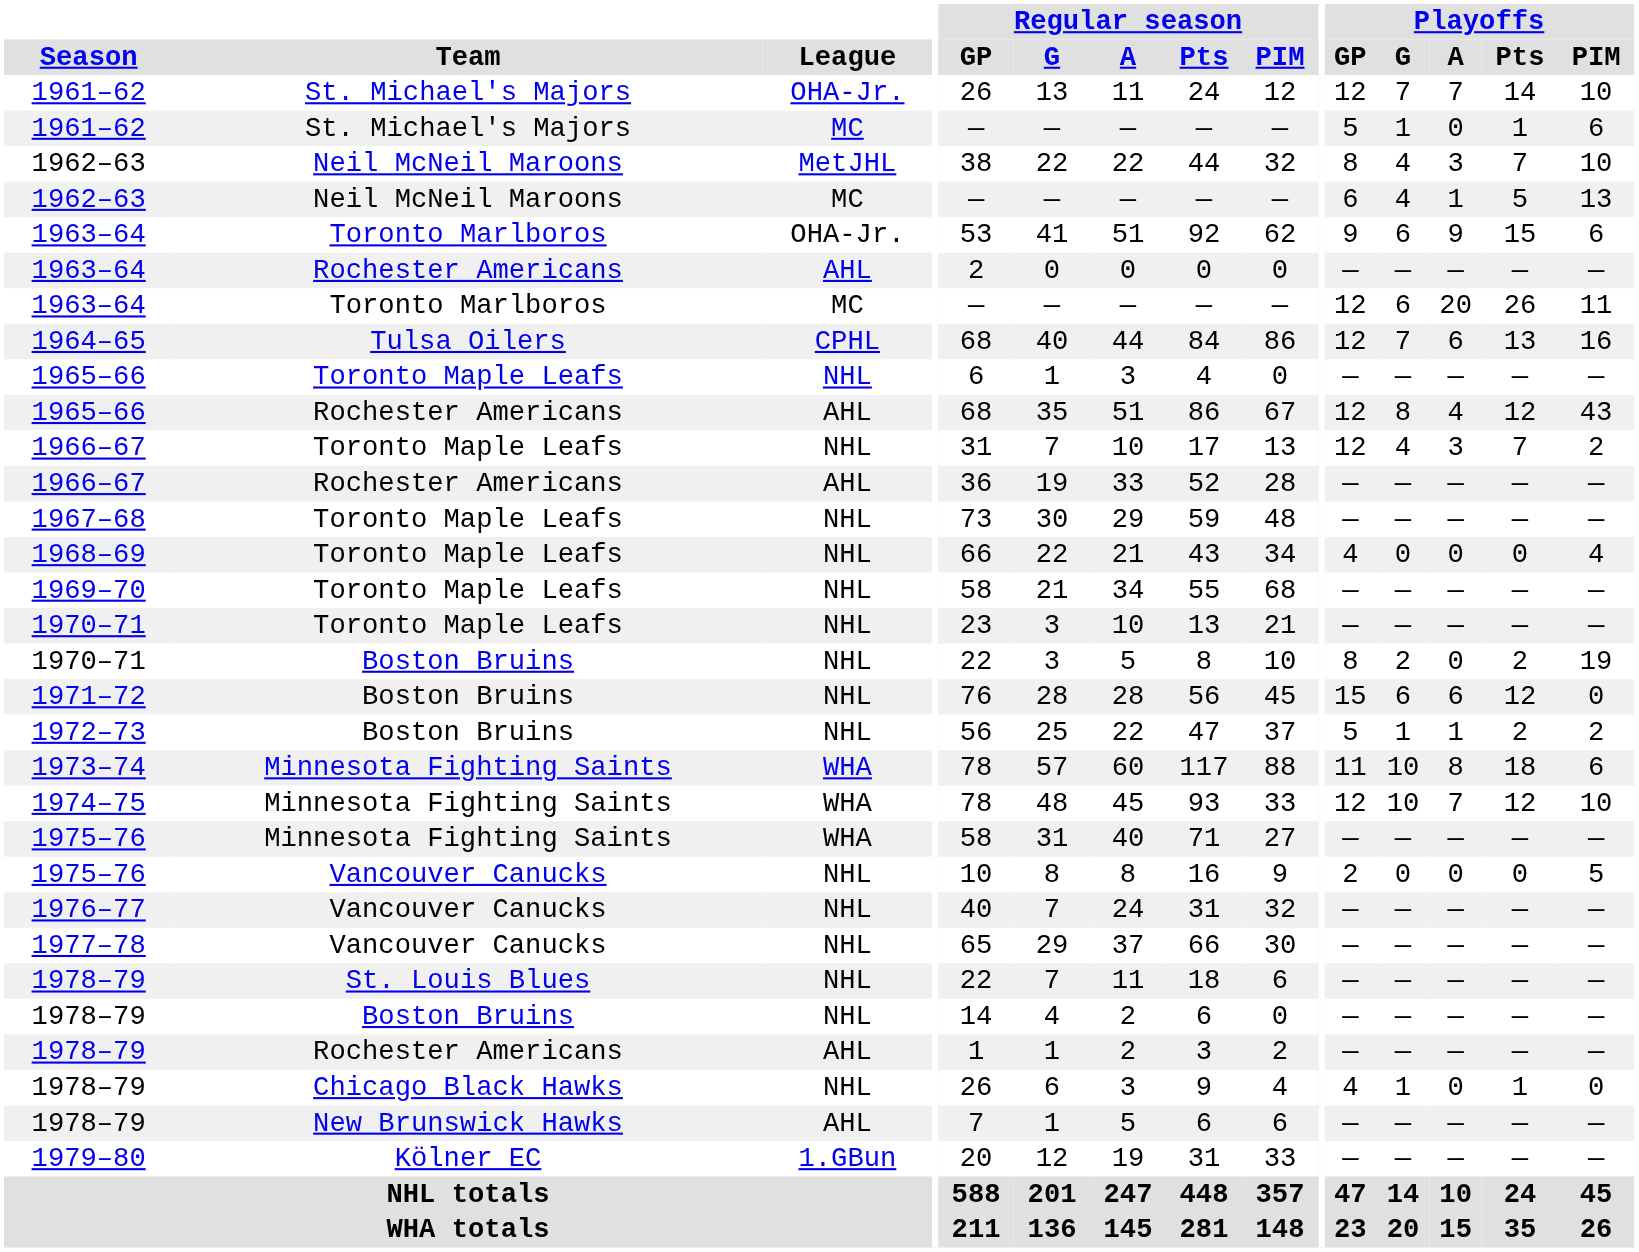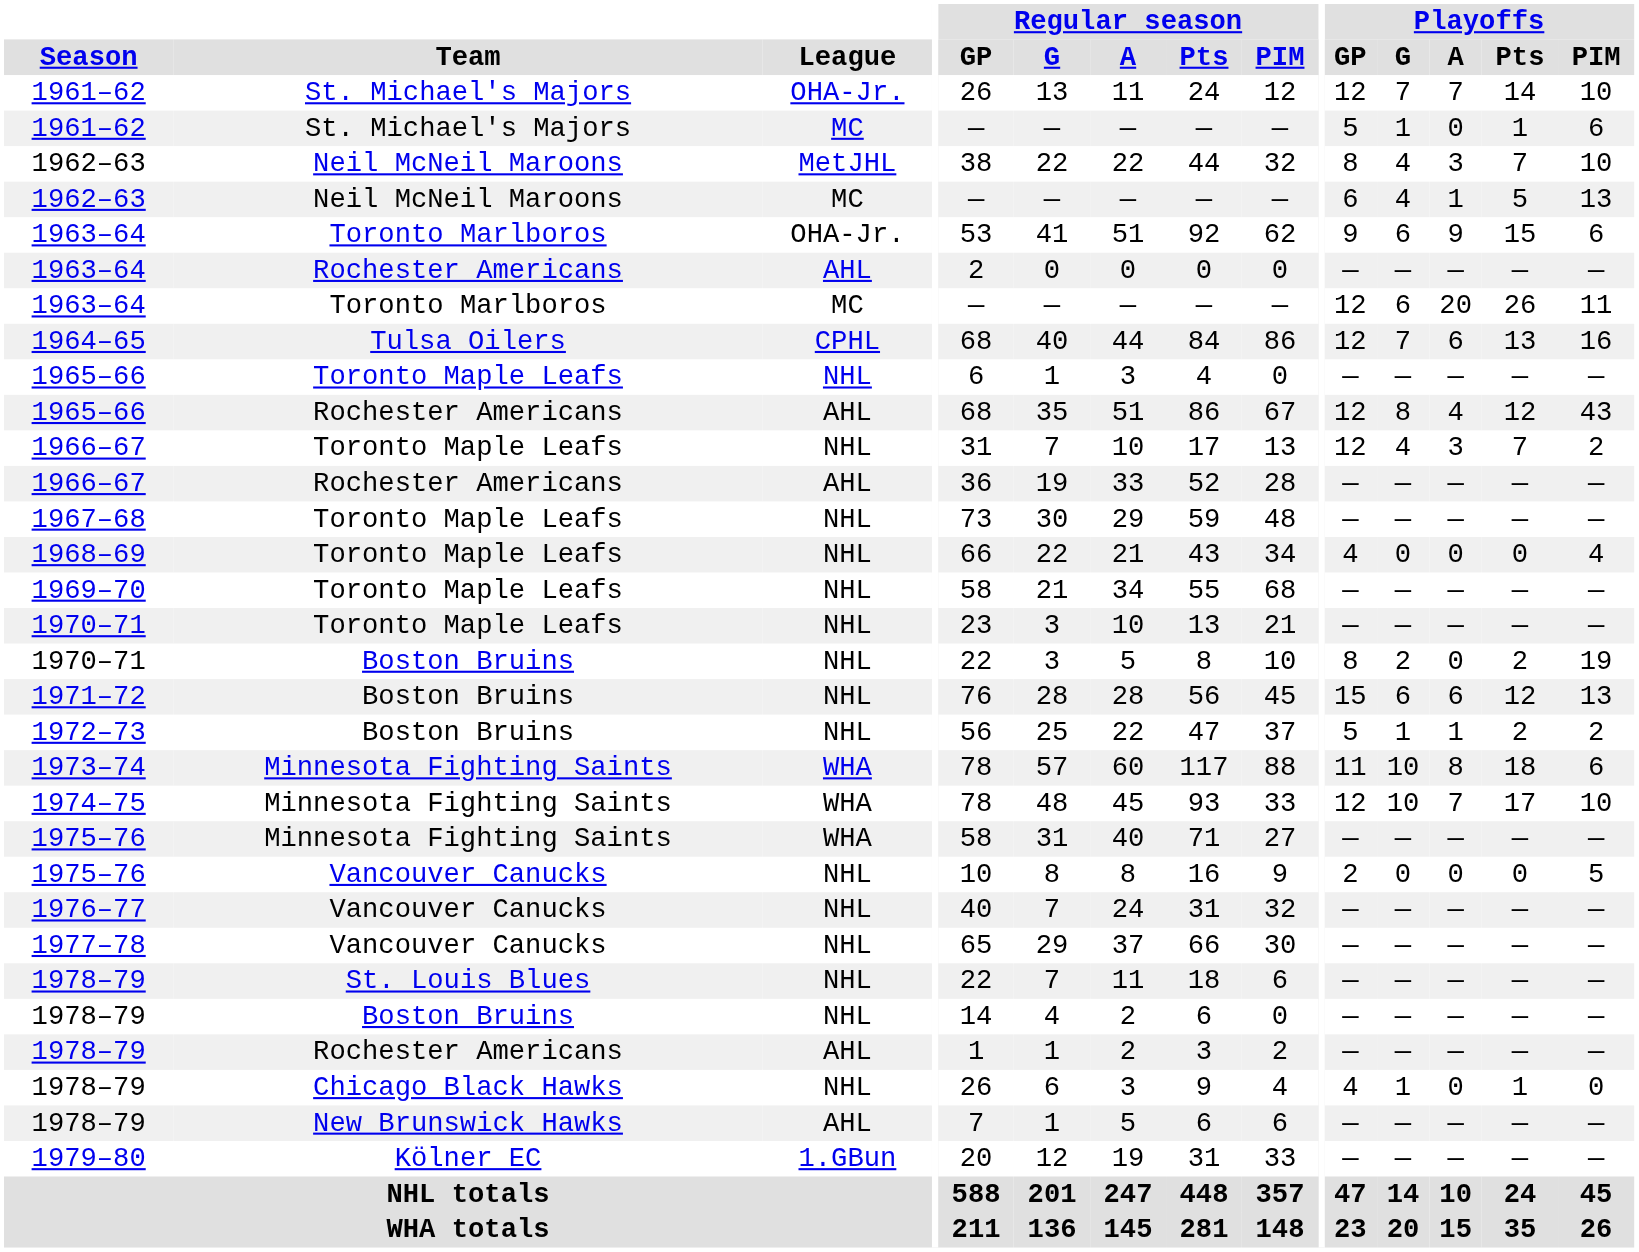(1596, 697) 0 -> (1596, 697) 13
(1520, 803) 12 -> (1520, 803) 17
